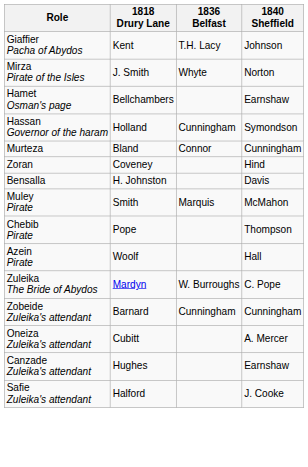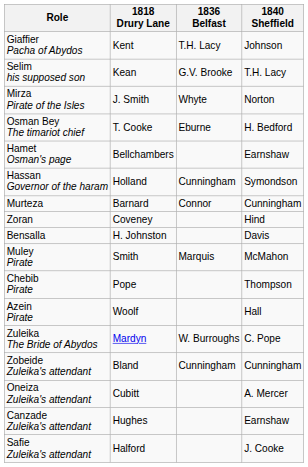+ row: (46, 72)
+ row: (45, 127)
(126, 149) Bland -> (131, 203) Barnard
(131, 312) Barnard -> (126, 366) Bland
